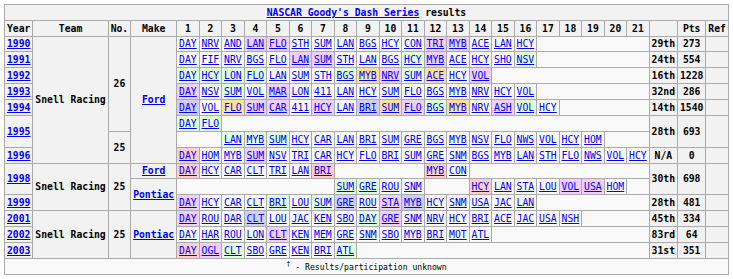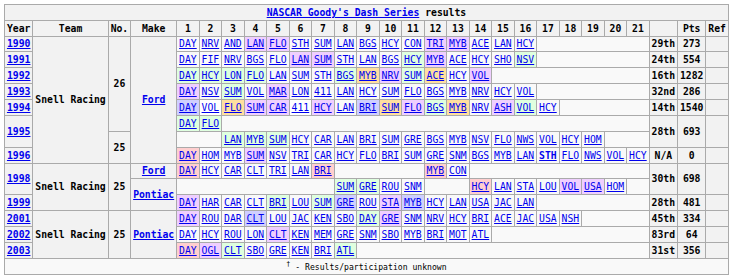(692, 76) 1228 -> (692, 76) 1282
(548, 155) normal -> (548, 155) bold
(210, 203) HCY -> (210, 203) HAR
(458, 203) SNM -> (458, 203) LAN
(210, 234) HAR -> (210, 234) HCY
(692, 250) 351 -> (692, 250) 356
